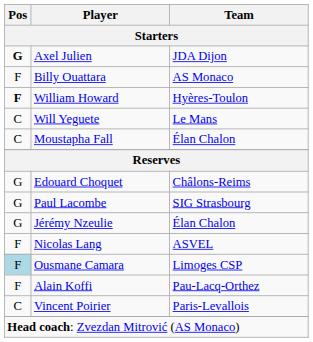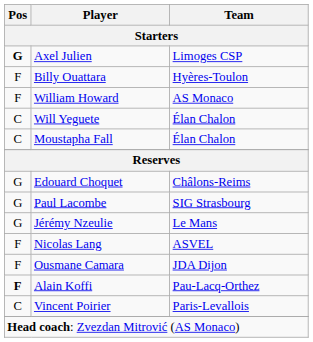(200, 56) JDA Dijon -> (207, 56) Limoges CSP
(203, 77) AS Monaco -> (210, 77) Hyères-Toulon
(18, 98) bold -> (18, 98) normal
(210, 98) Hyères-Toulon -> (203, 98) AS Monaco
(195, 119) Le Mans -> (204, 119) Élan Chalon
(204, 223) Élan Chalon -> (195, 223) Le Mans
(18, 264) lightblue background -> (18, 264) no background
(207, 264) Limoges CSP -> (200, 264) JDA Dijon
(18, 285) normal -> (18, 285) bold
